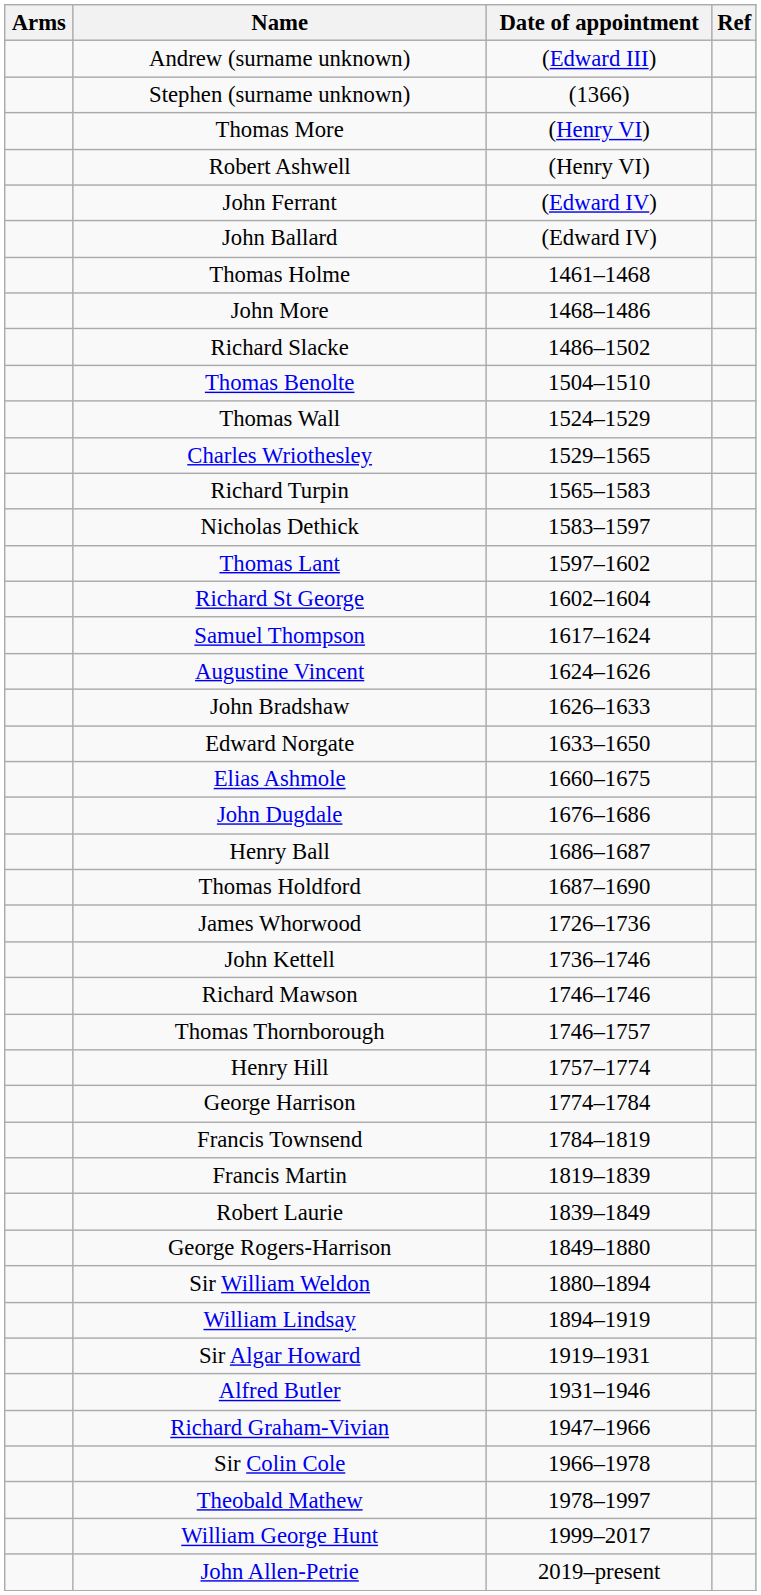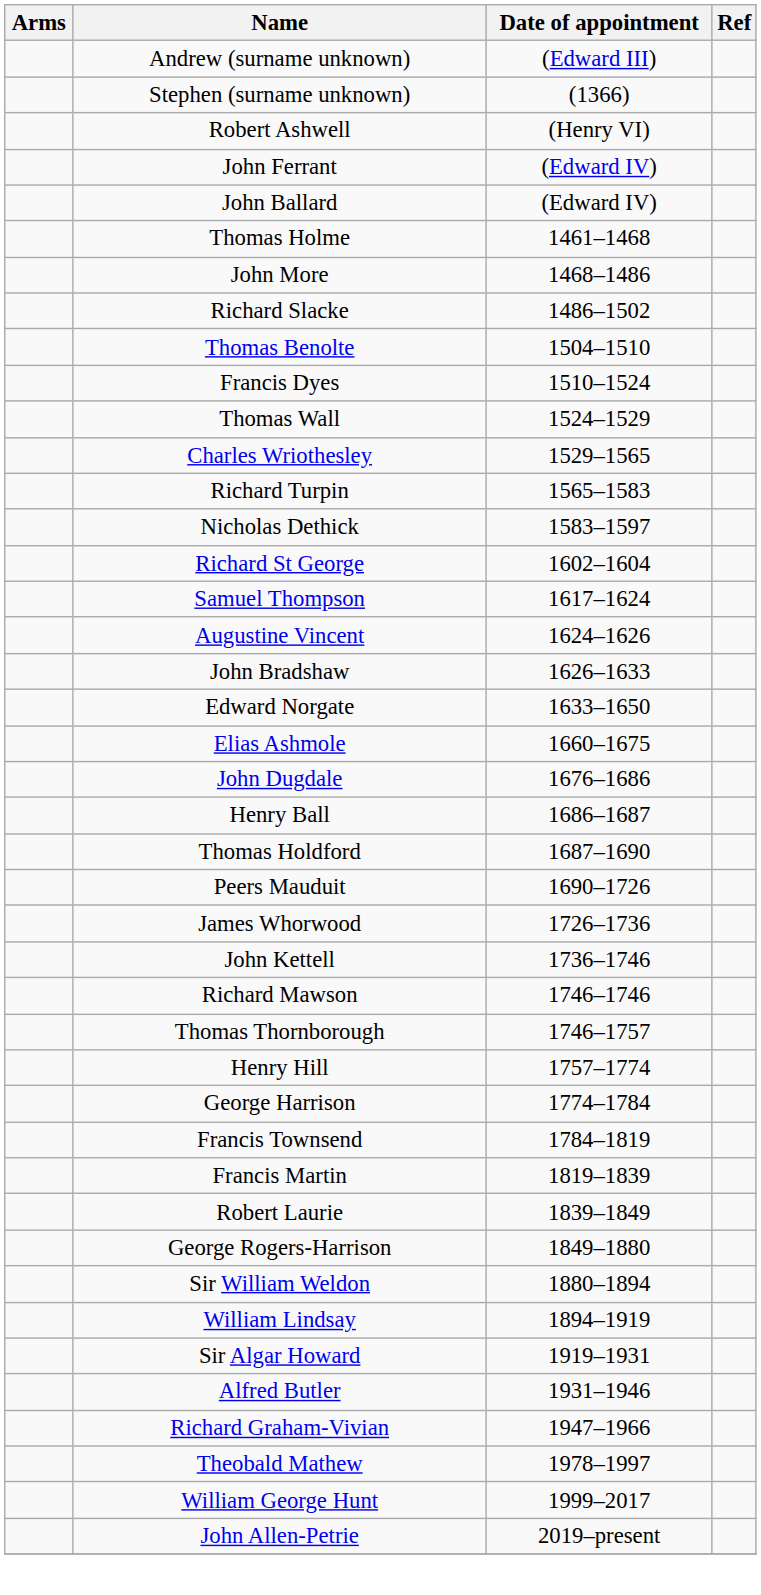- row: (280, 130)
+ row: (280, 382)
- row: (280, 563)
+ row: (280, 887)
- row: (280, 1463)
